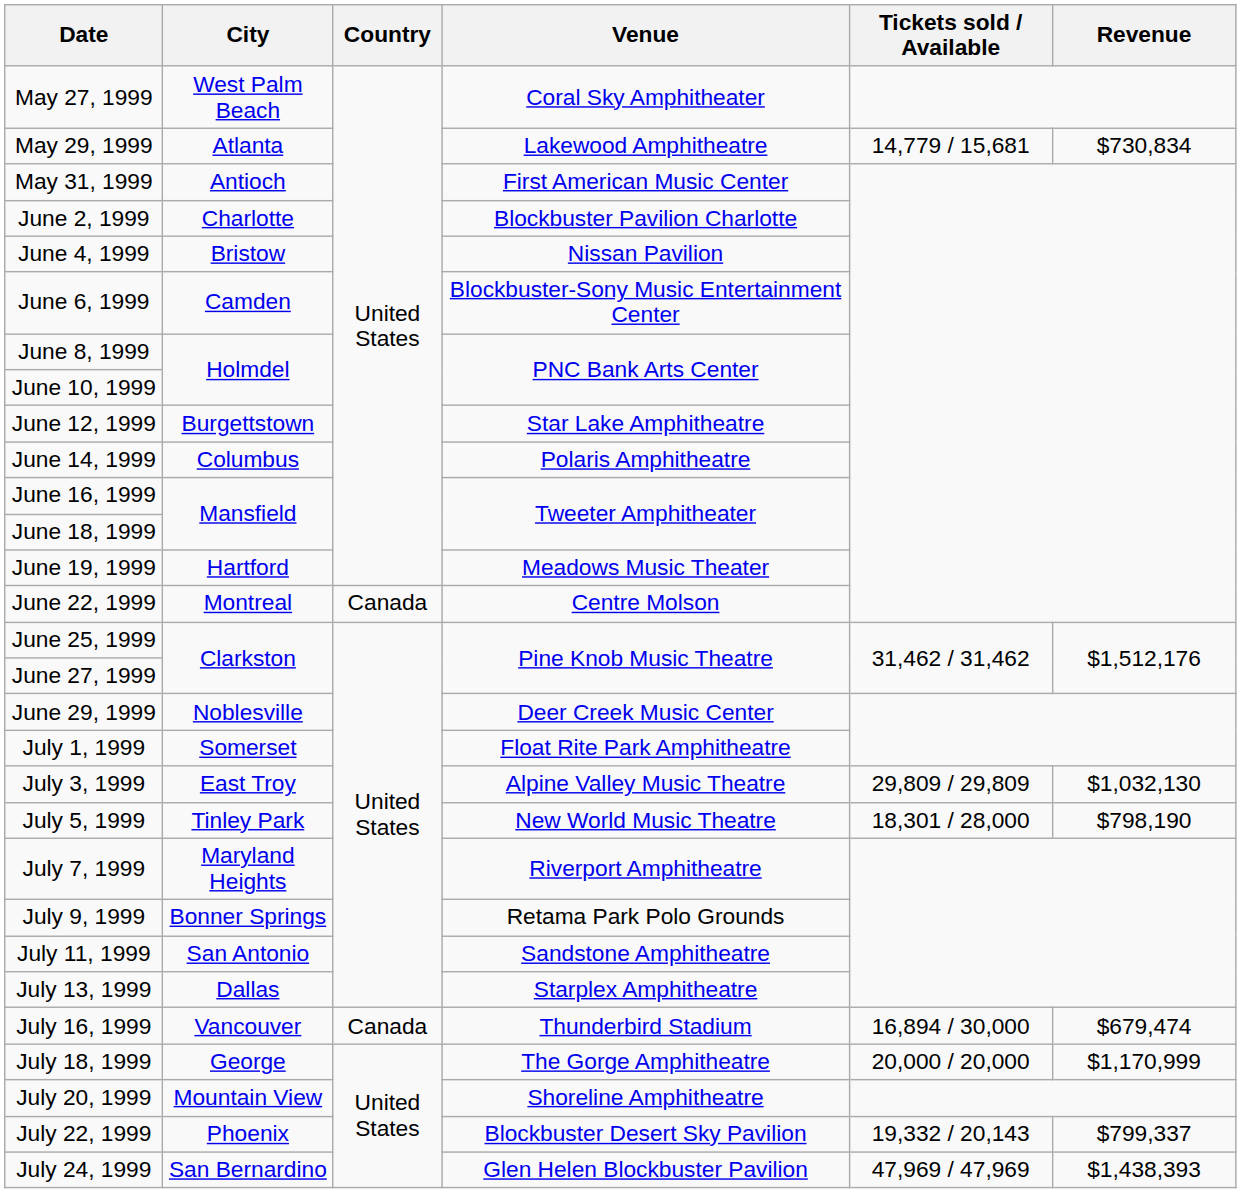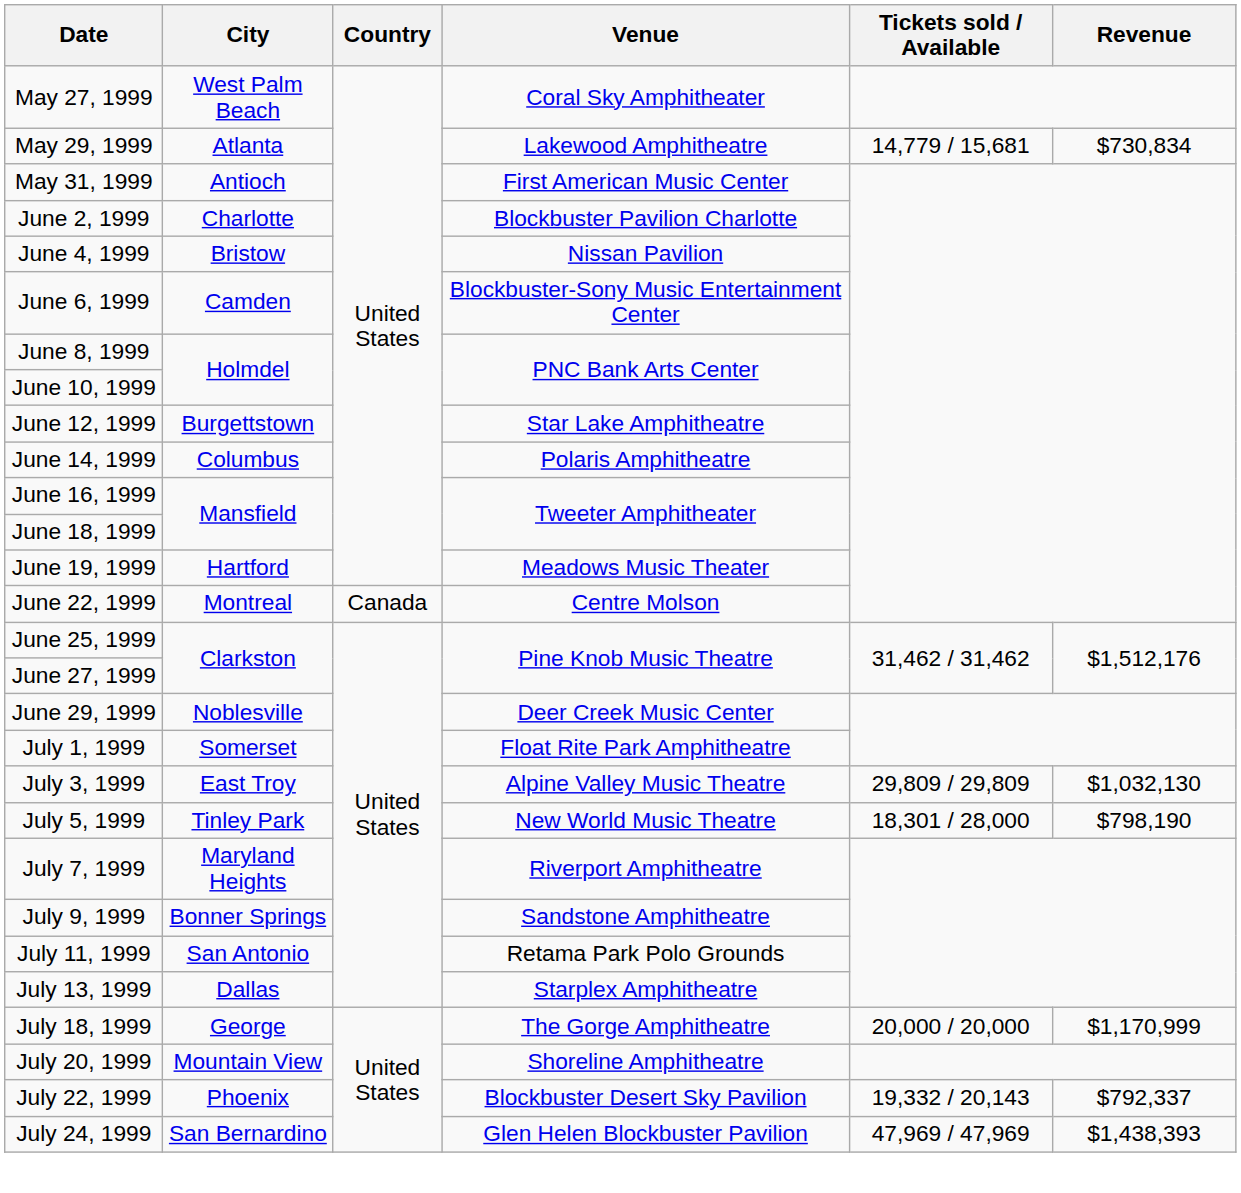(646, 917) Retama Park Polo Grounds -> (646, 917) Sandstone Amphitheatre
(646, 953) Sandstone Amphitheatre -> (646, 953) Retama Park Polo Grounds
- row: (84, 1025)
(1144, 1133) $799,337 -> (1144, 1097) $792,337
